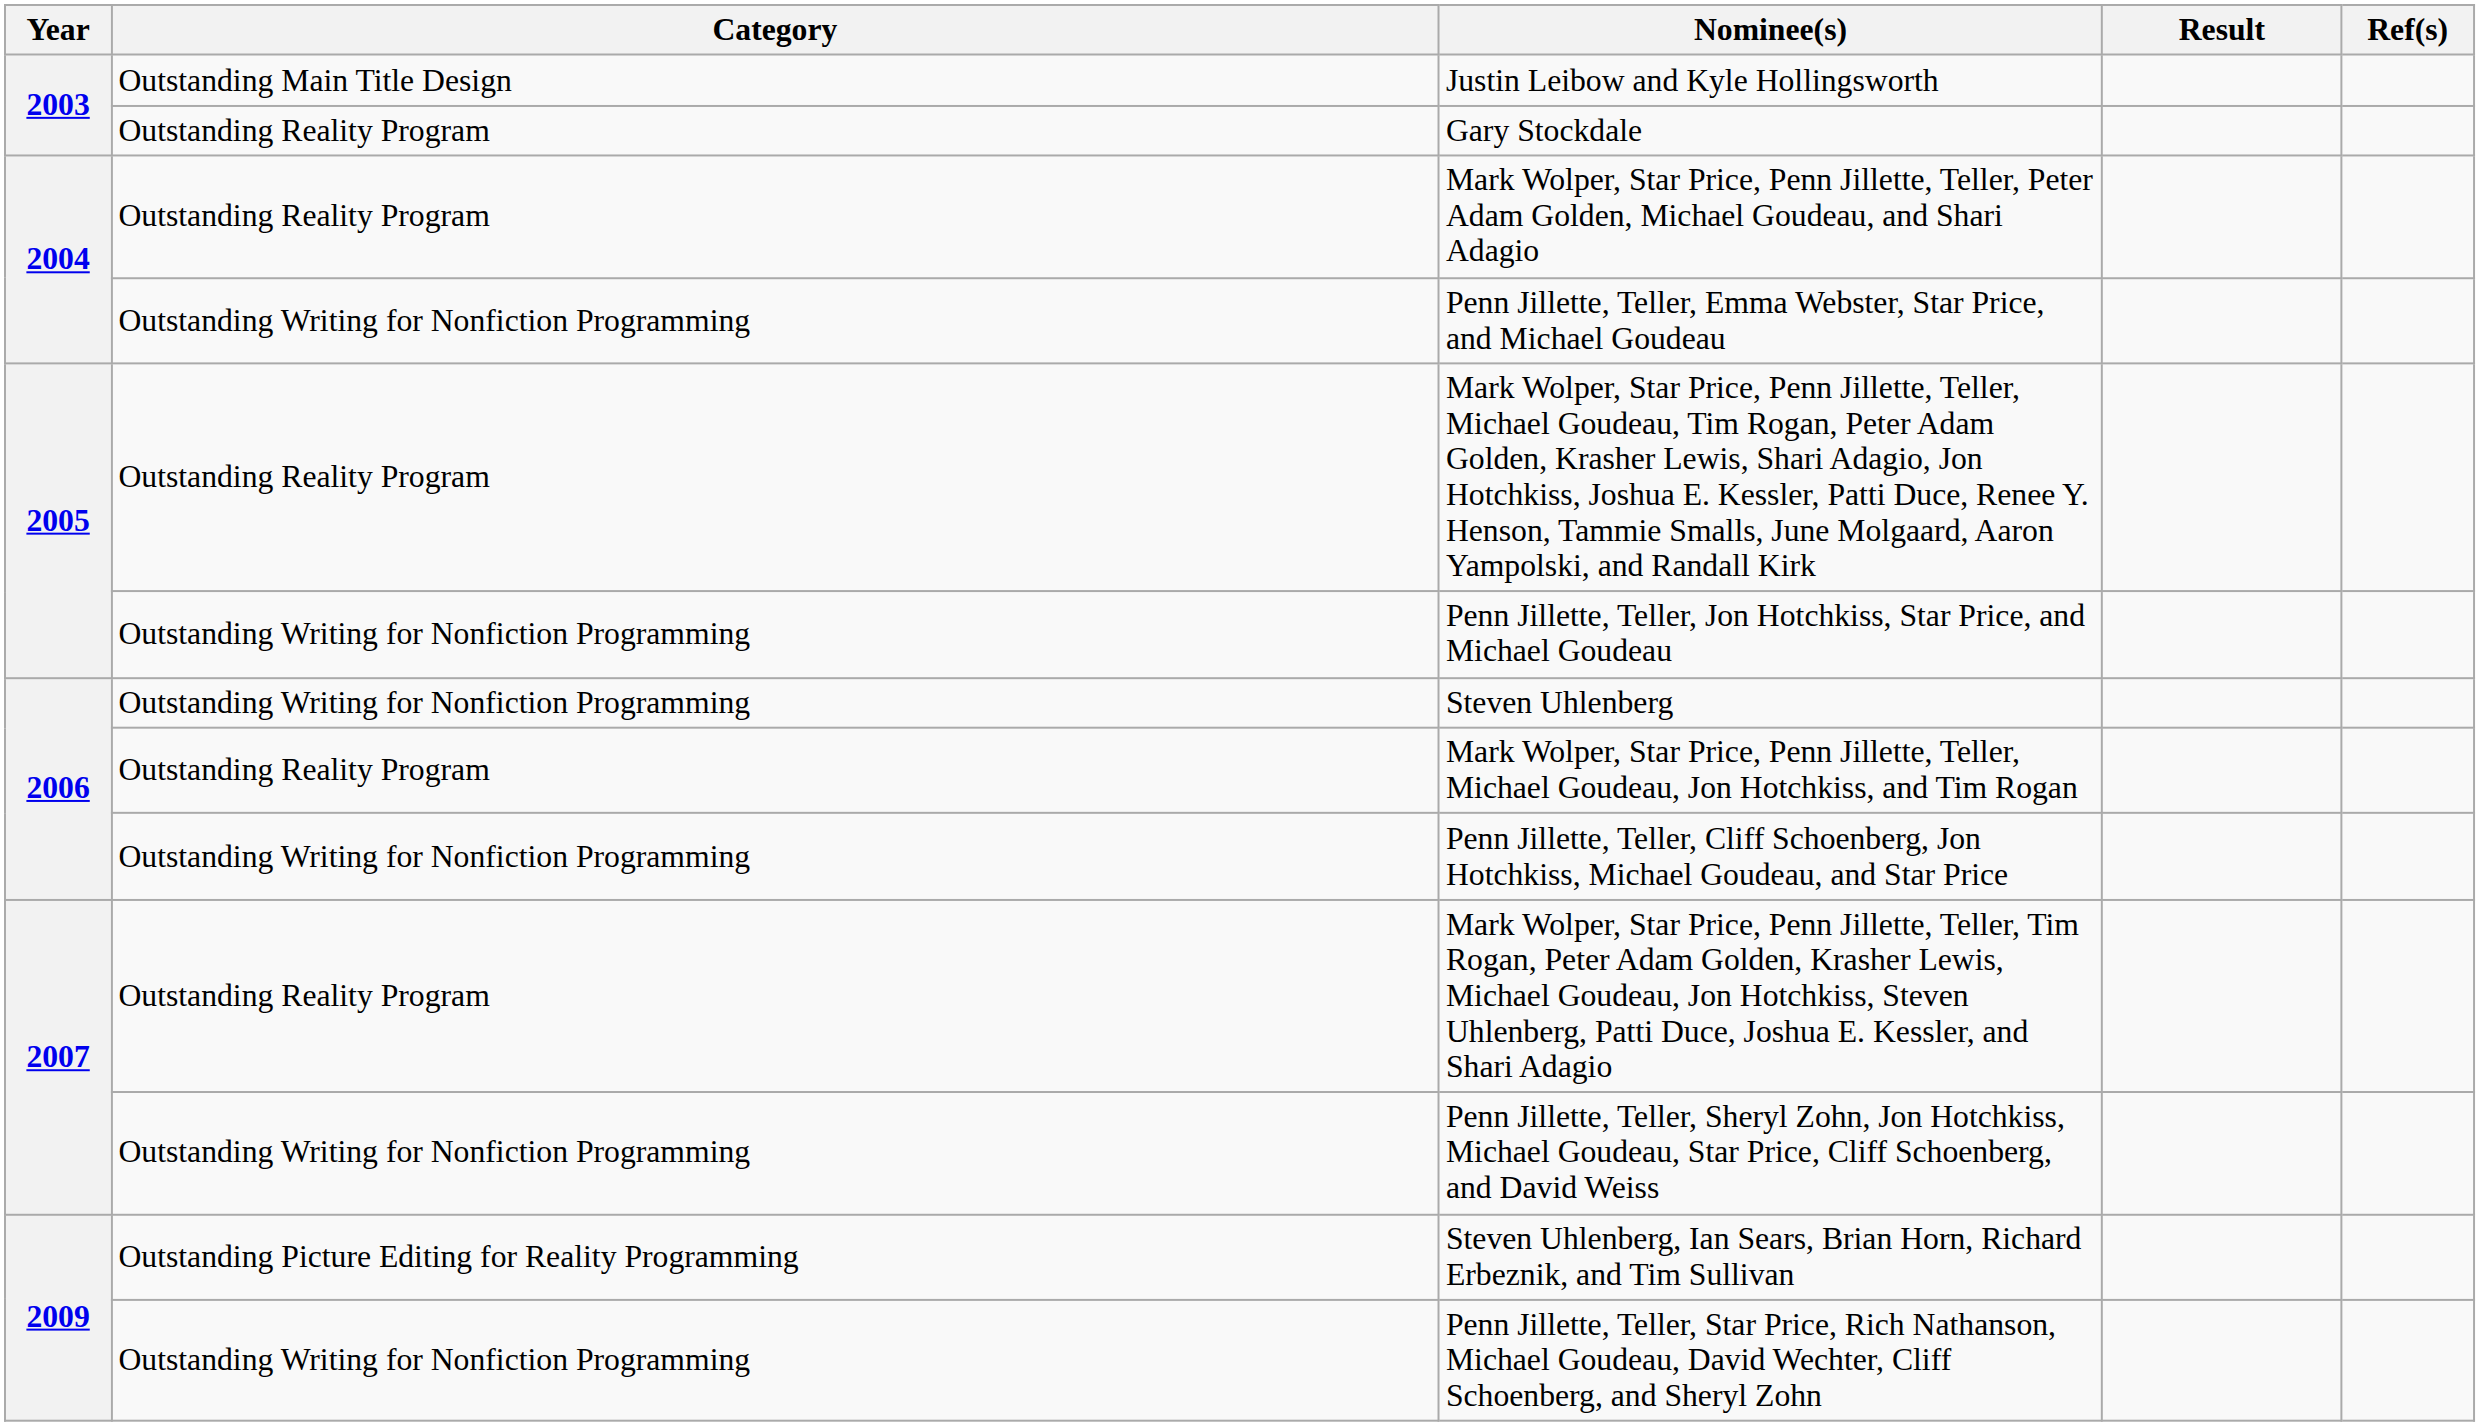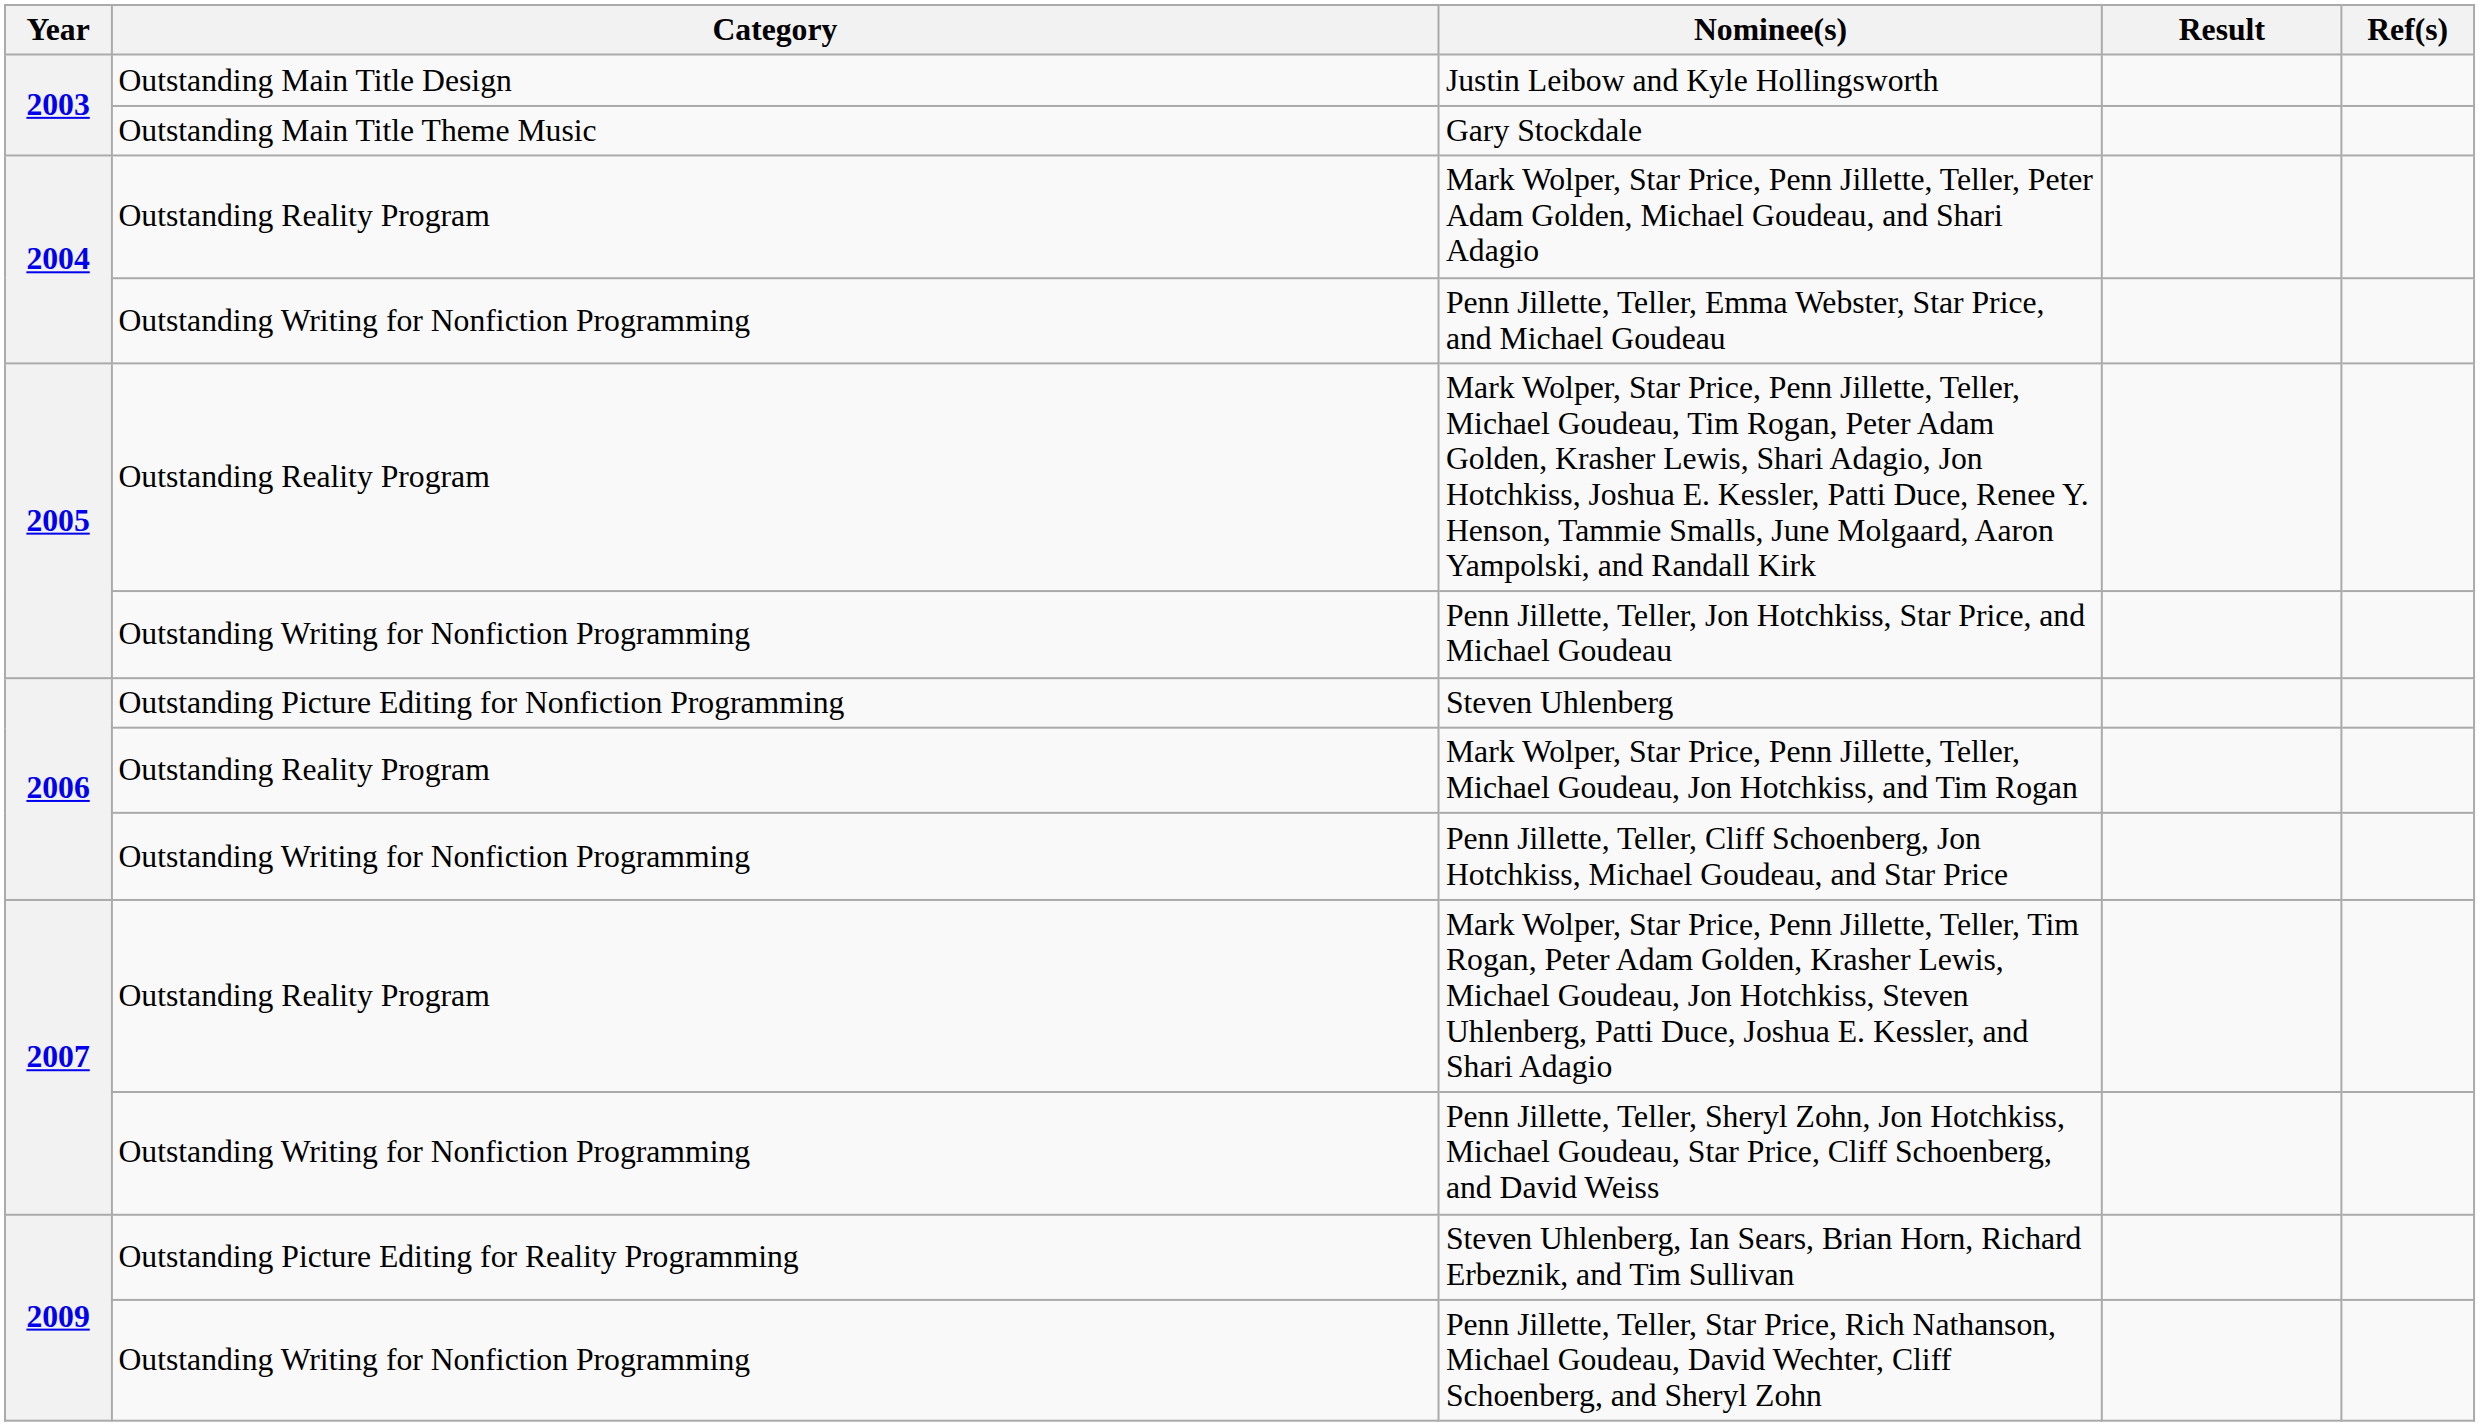(304, 130) Outstanding Reality Program -> (358, 130) Outstanding Main Title Theme Music
(434, 702) Outstanding Writing for Nonfiction Programming -> (481, 702) Outstanding Picture Editing for Nonfiction Programming
